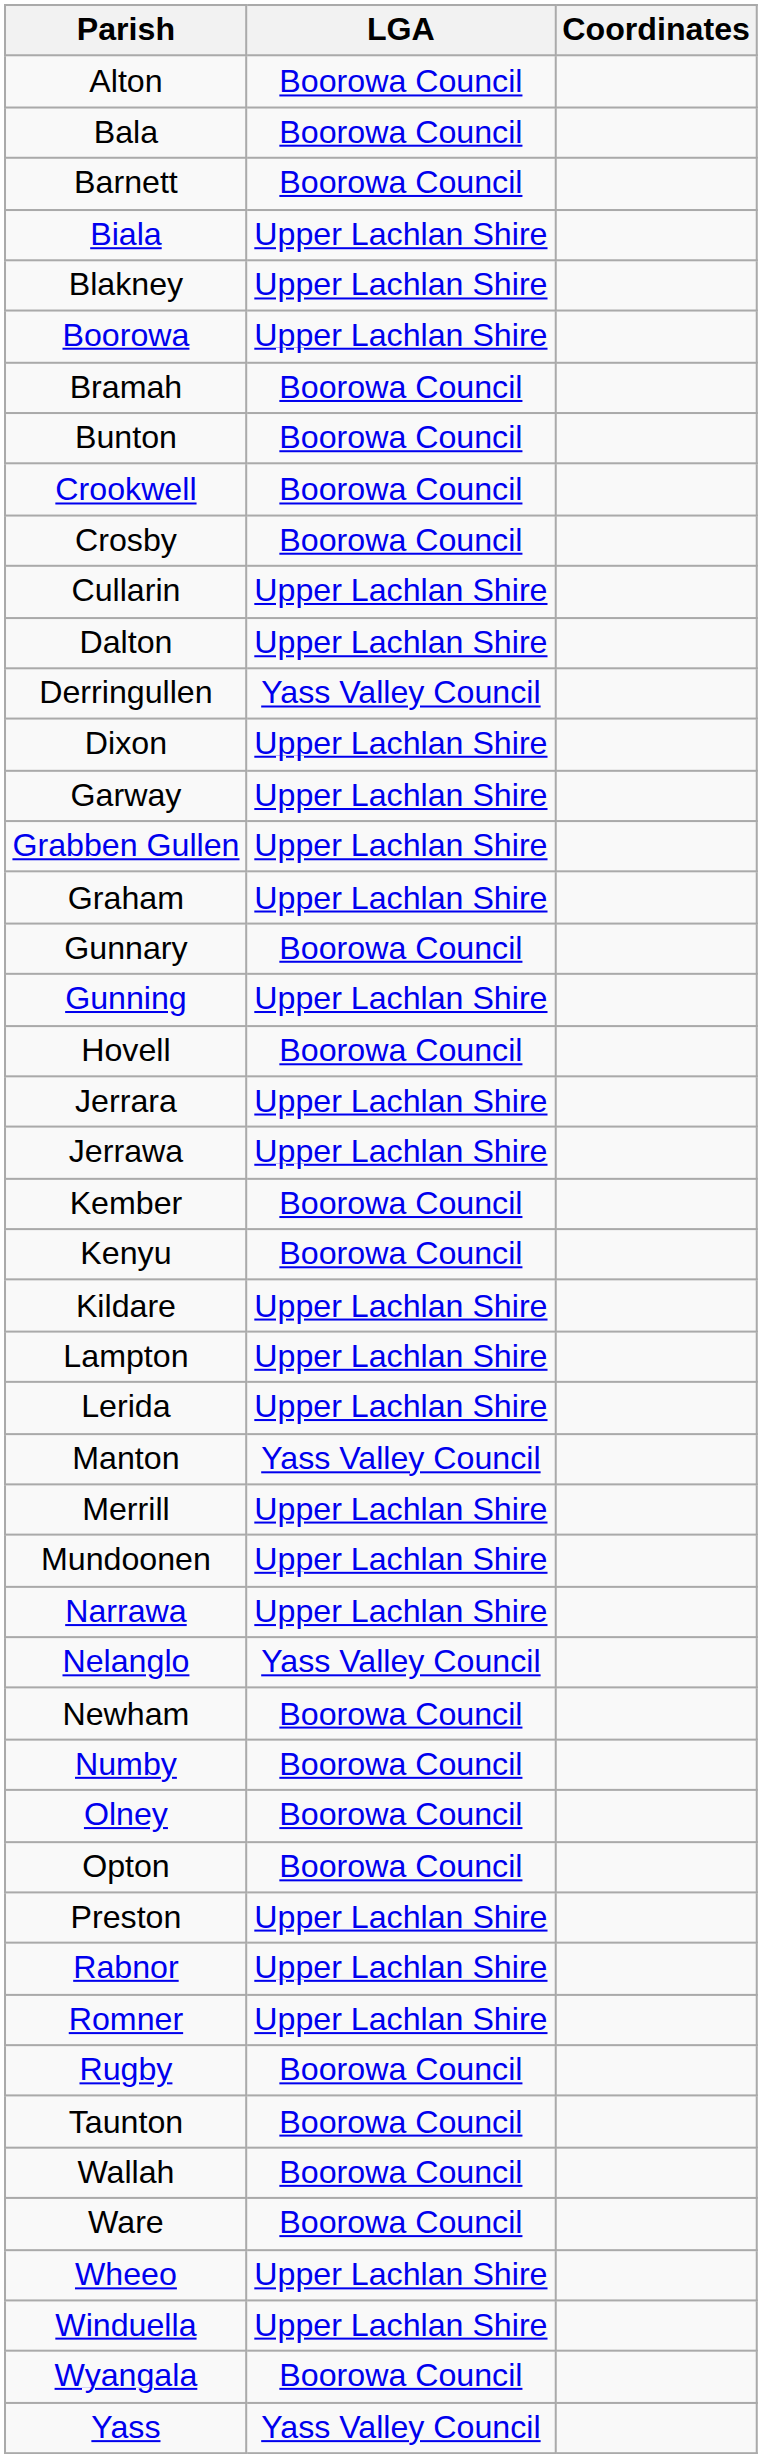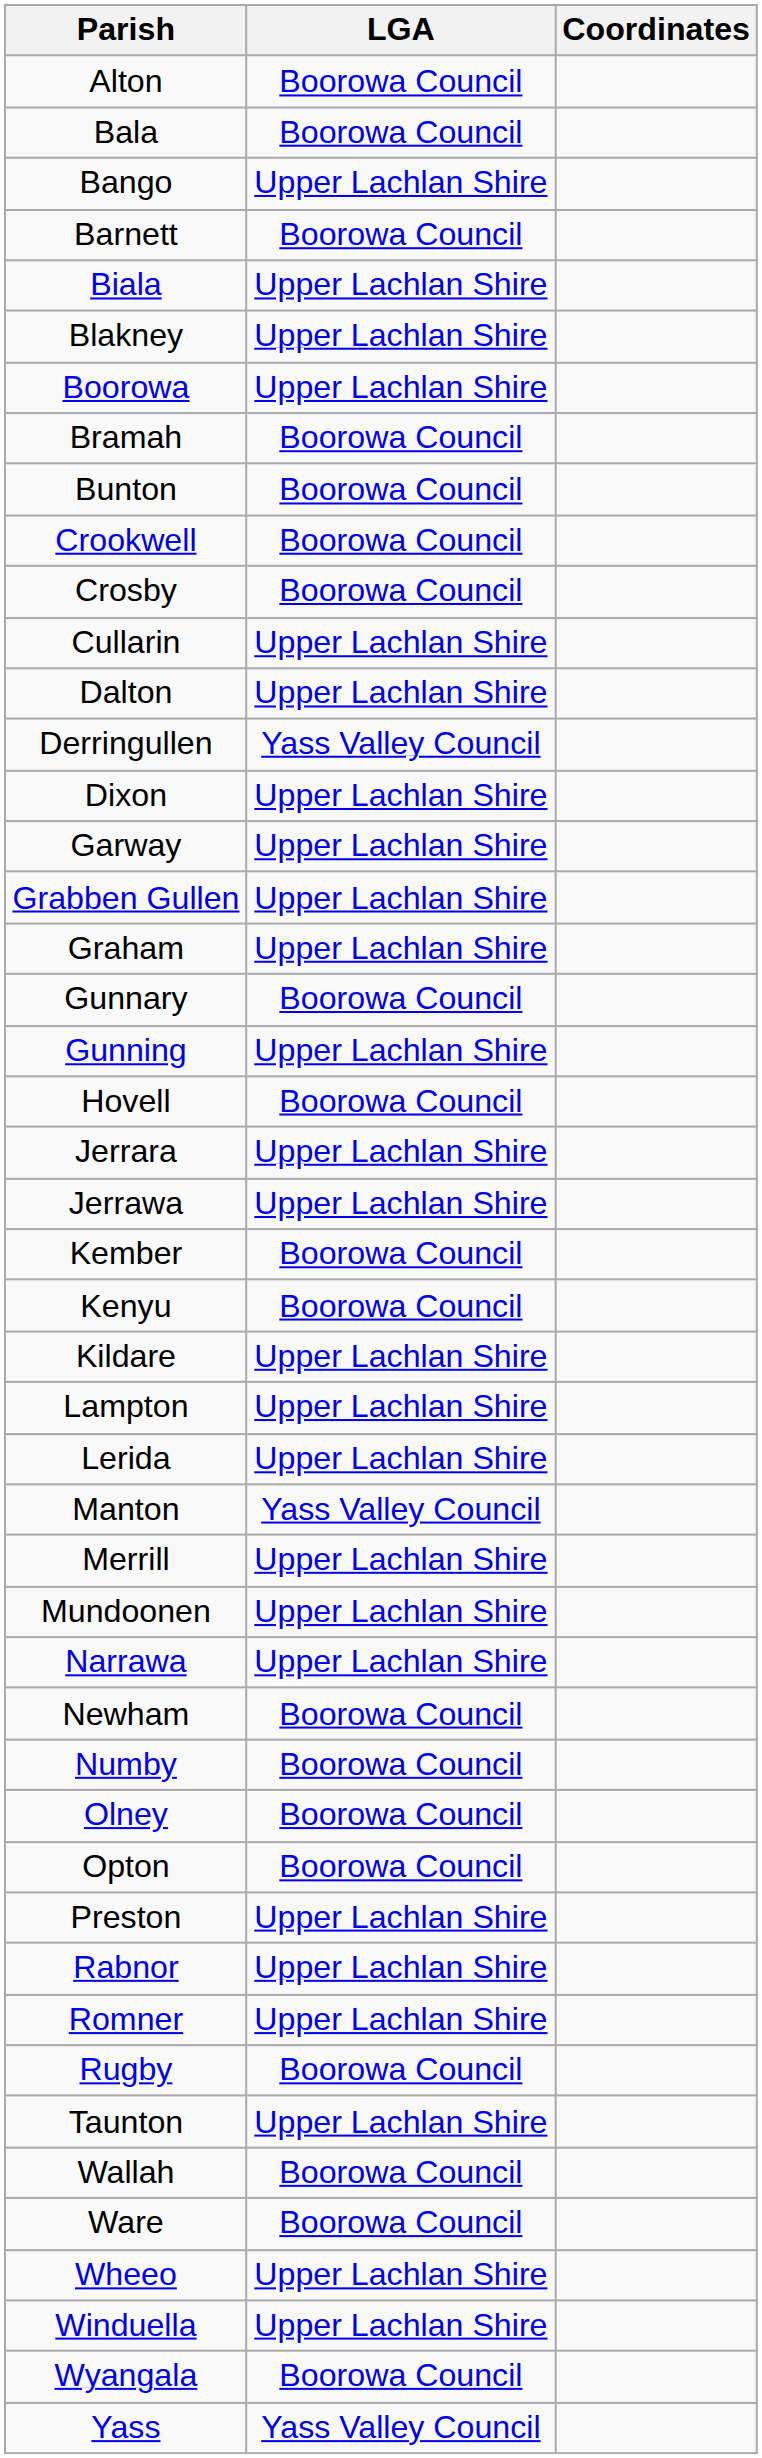+ row: (126, 183)
- row: (126, 1662)
(401, 2121) Boorowa Council -> (401, 2121) Upper Lachlan Shire
